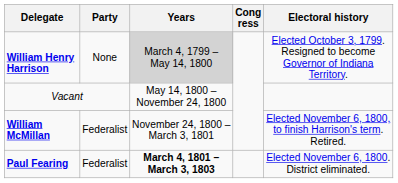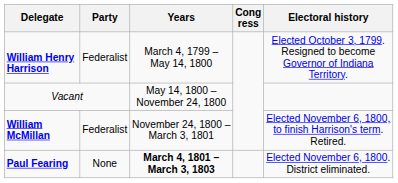(105, 57) None -> (105, 57) Federalist
(181, 57) lightgrey background -> (181, 57) no background
(105, 163) Federalist -> (105, 163) None
